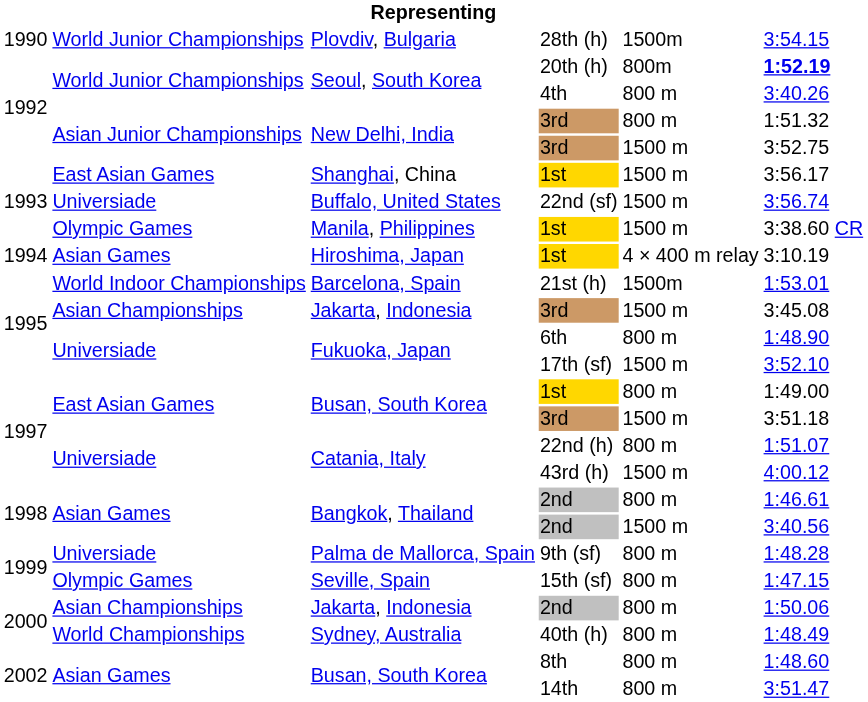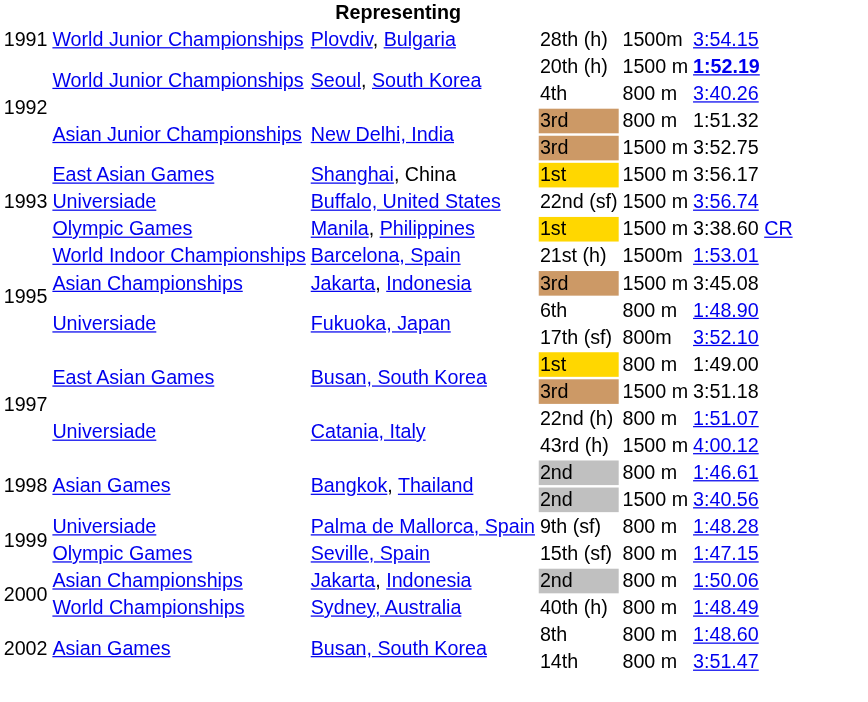(26, 39) 1990 -> (26, 39) 1991
(647, 66) 800m -> (655, 66) 1500 m
- row: (387, 256)
(655, 364) 1500 m -> (647, 337) 800m
